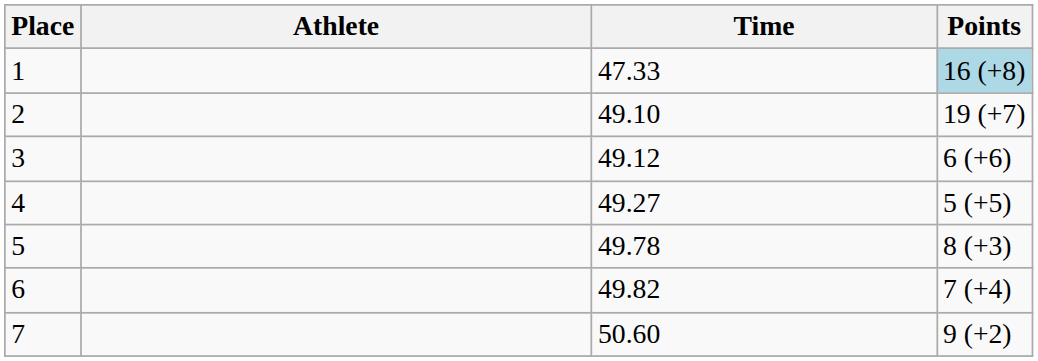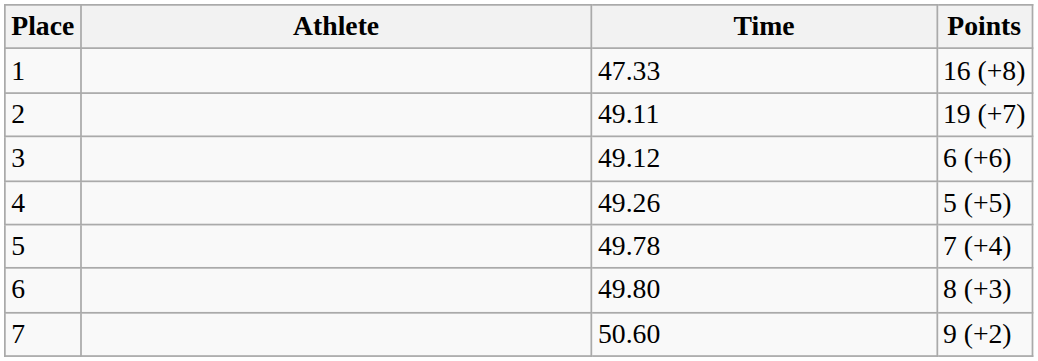(984, 70) lightblue background -> (984, 70) no background
(629, 114) 49.10 -> (629, 114) 49.11
(629, 202) 49.27 -> (629, 202) 49.26
(977, 245) 8 (+3) -> (977, 245) 7 (+4)
(629, 289) 49.82 -> (629, 289) 49.80
(977, 289) 7 (+4) -> (977, 289) 8 (+3)
